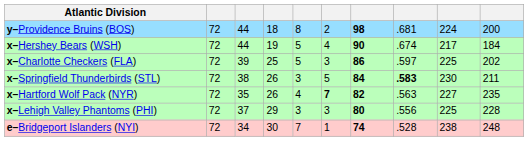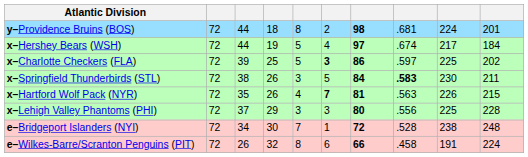(491, 29) 200 -> (491, 29) 201
(359, 45) 90 -> (359, 45) 97
(327, 62) normal -> (327, 62) bold
(359, 95) 82 -> (359, 95) 81
(448, 95) 227 -> (448, 95) 226
(491, 95) 235 -> (491, 95) 215
(359, 128) 74 -> (359, 128) 72
+ row: (101, 144)
